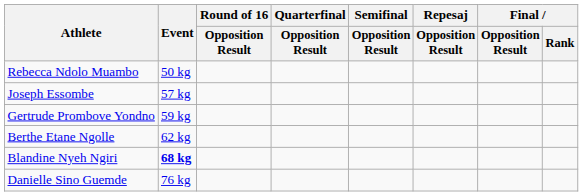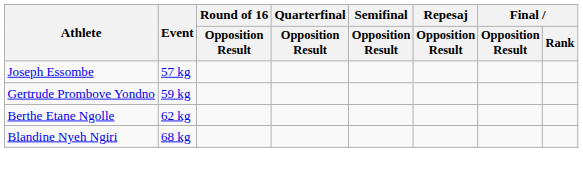- row: (73, 72)
(176, 158) bold -> (176, 137) normal
- row: (67, 180)
